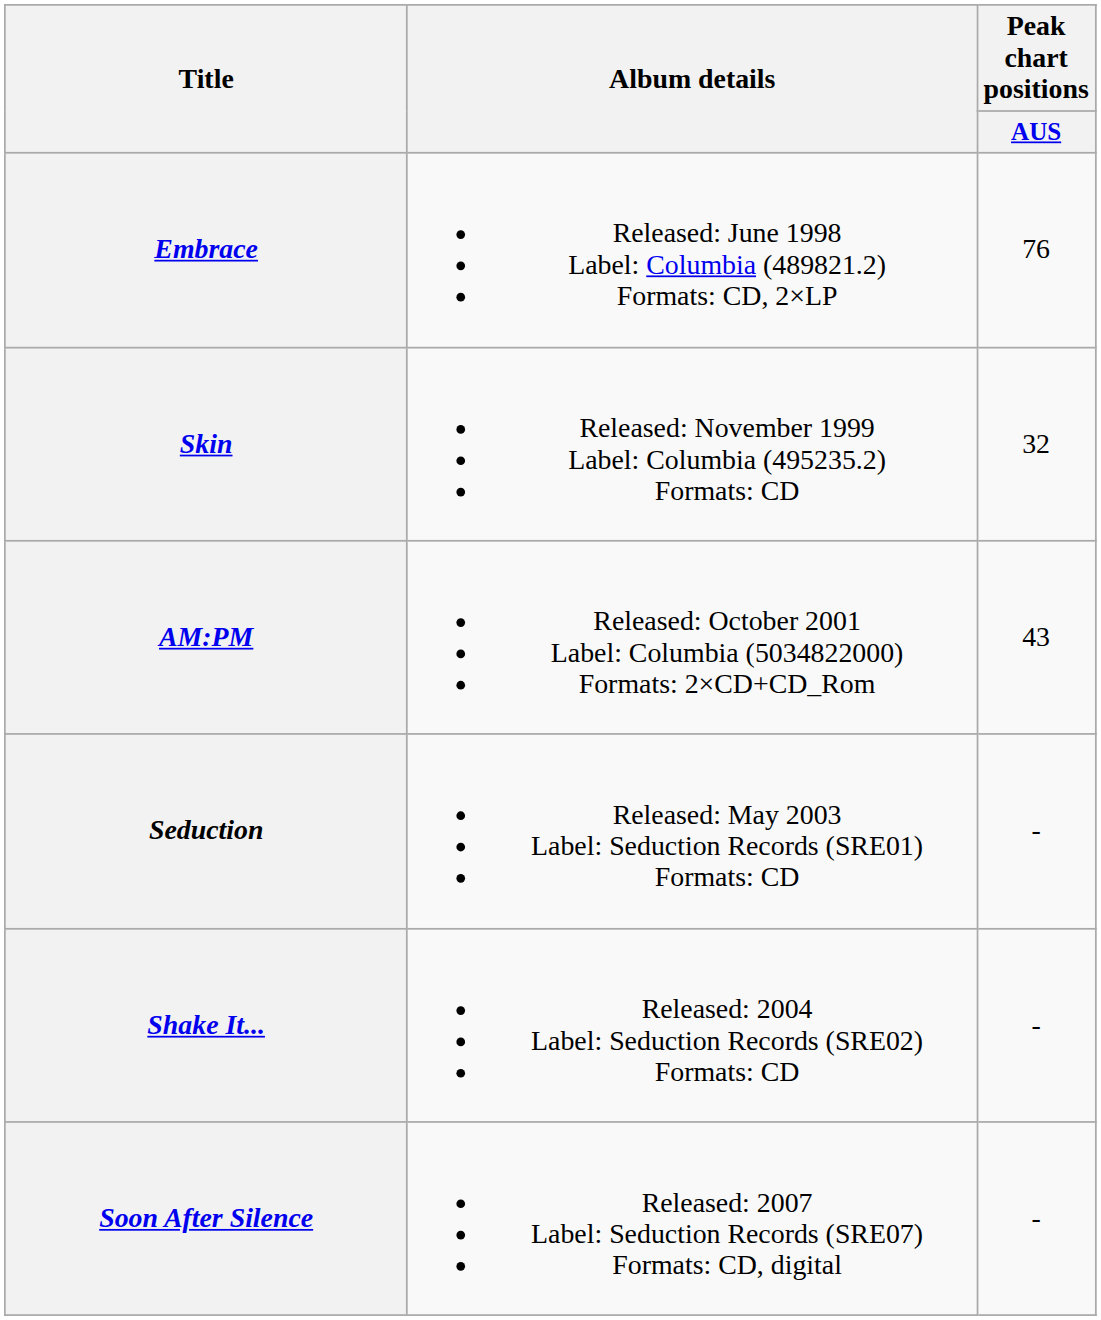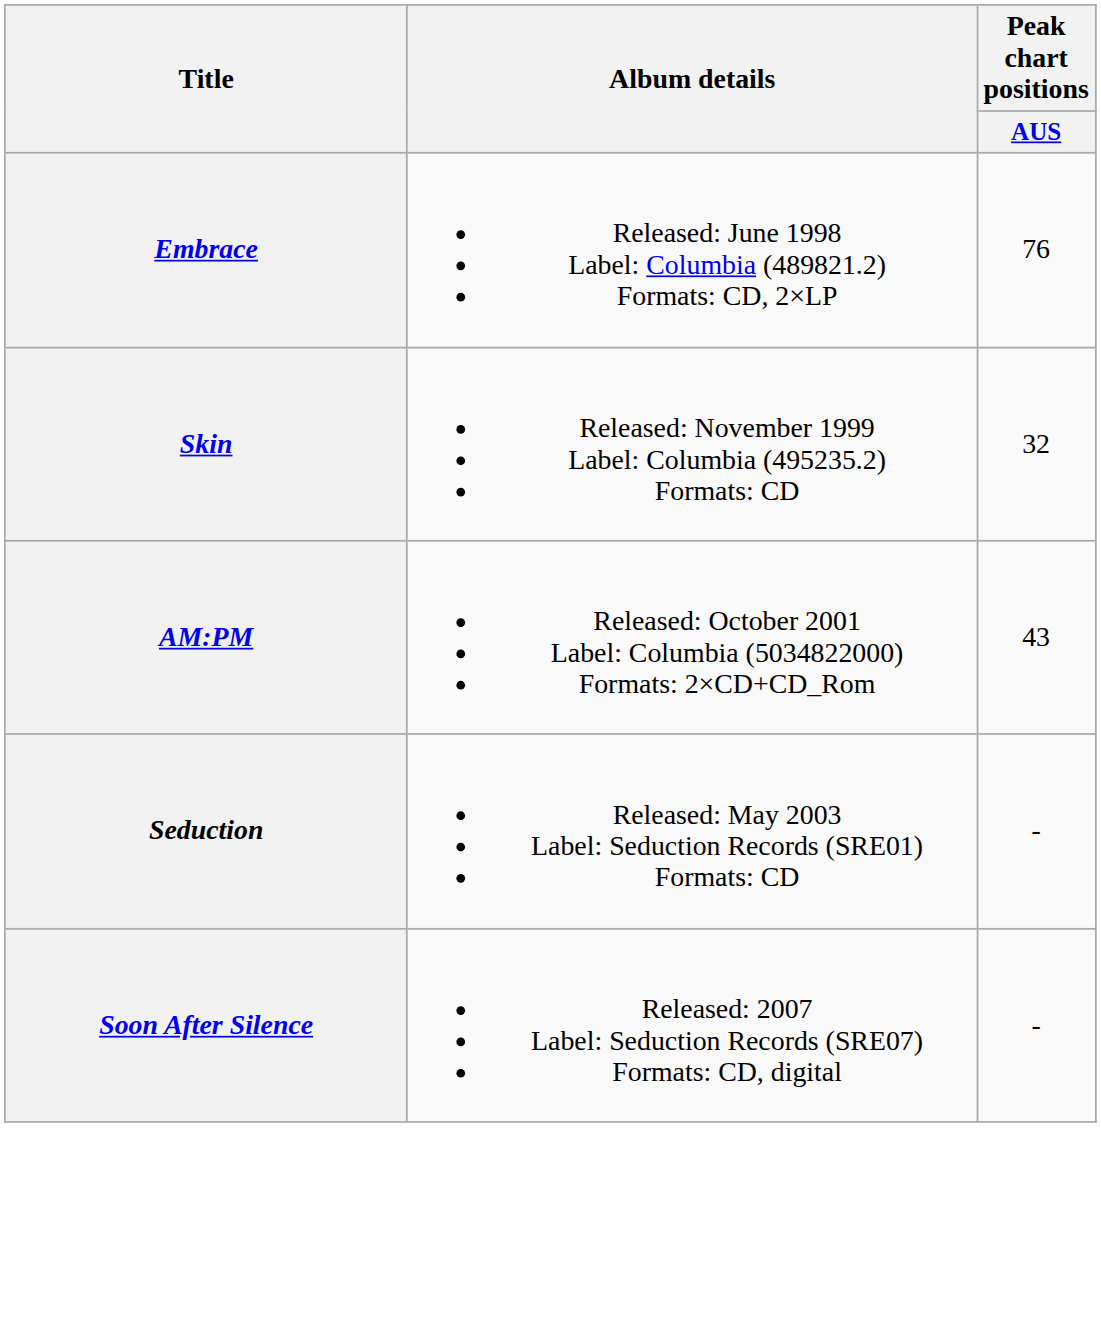- row: (206, 1024)
